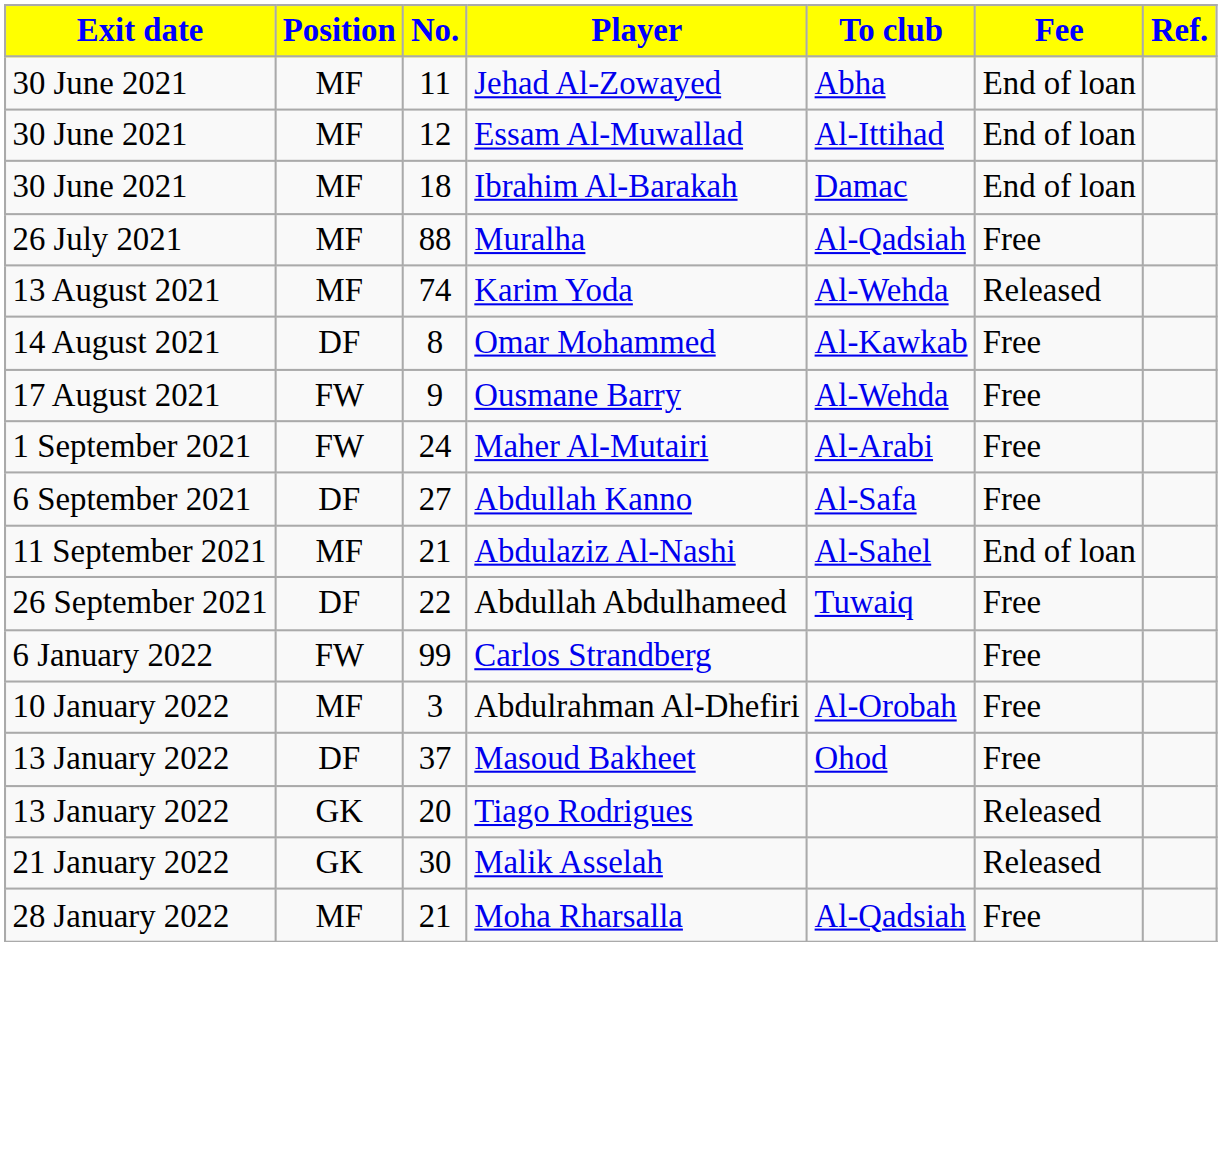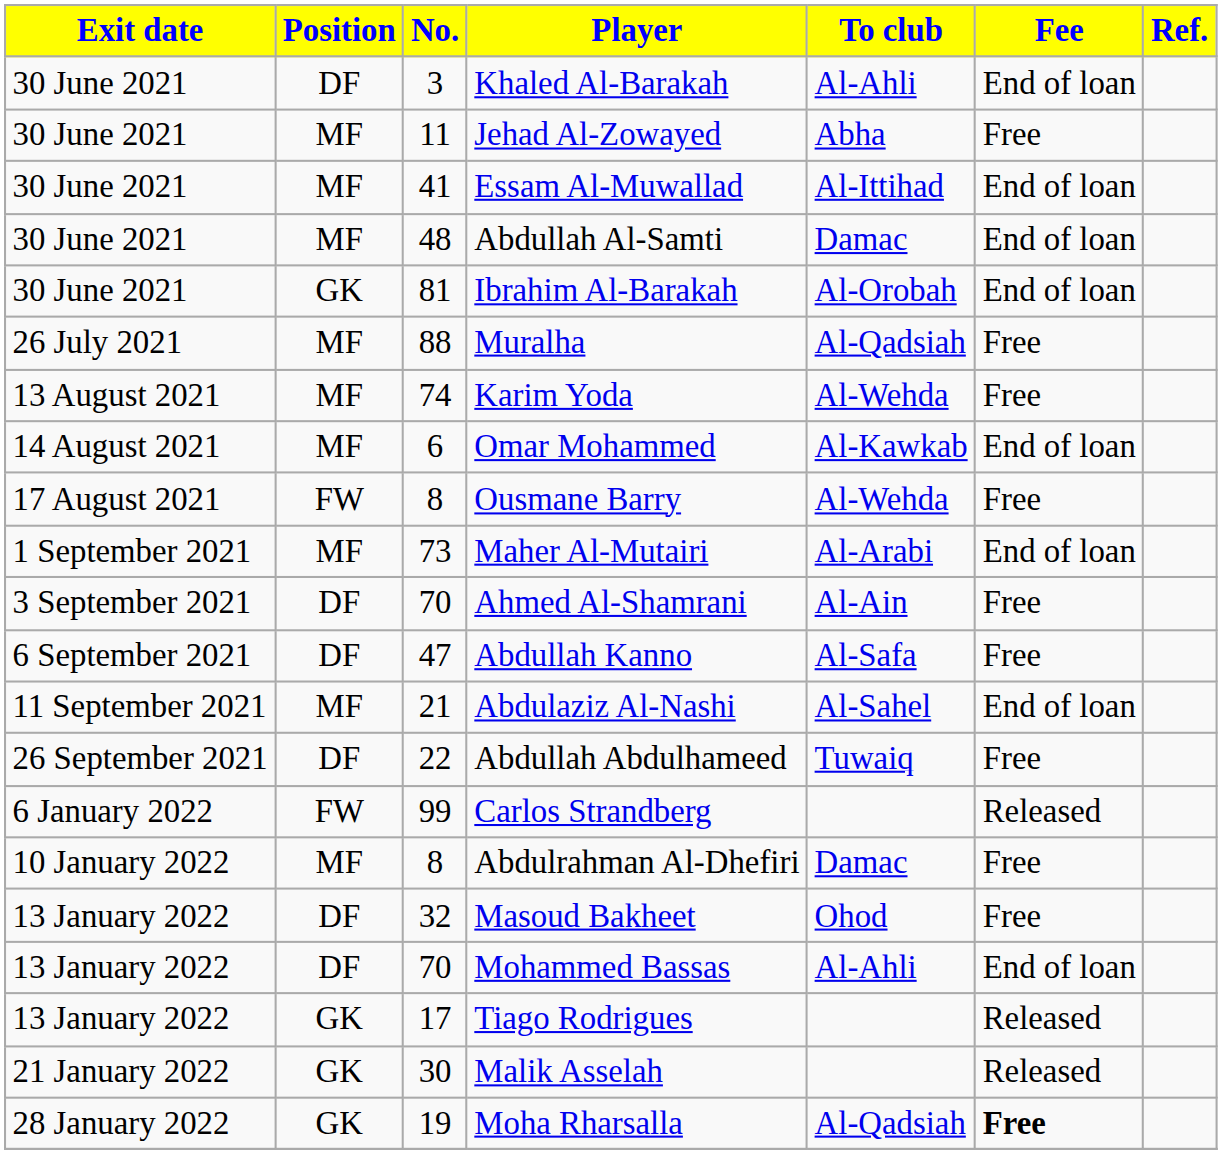+ row: (601, 82)
(1059, 82) End of loan -> (1012, 134) Free
(435, 134) 12 -> (435, 186) 41
+ row: (599, 238)
(339, 186) MF -> (339, 290) GK
(435, 186) 18 -> (435, 290) 81
(861, 186) Damac -> (886, 290) Al-Orobah
(1042, 290) Released -> (1012, 394) Free
(339, 342) DF -> (339, 446) MF
(435, 342) 8 -> (435, 446) 6
(1012, 342) Free -> (1059, 446) End of loan
(435, 394) 9 -> (435, 498) 8
(339, 446) FW -> (339, 550) MF
(435, 446) 24 -> (435, 550) 73
(1012, 446) Free -> (1059, 550) End of loan
+ row: (611, 602)
(435, 498) 27 -> (435, 654) 47
(1012, 654) Free -> (1042, 810) Released
(435, 706) 3 -> (435, 862) 8
(886, 706) Al-Orobah -> (861, 862) Damac
(435, 758) 37 -> (435, 914) 32
+ row: (602, 966)
(435, 810) 20 -> (435, 1018) 17
(339, 914) MF -> (339, 1122) GK
(435, 914) 21 -> (435, 1122) 19
(1012, 914) normal -> (1014, 1122) bold
